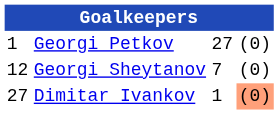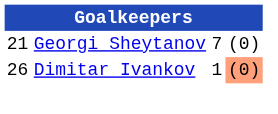- row: (104, 43)
(18, 70) 12 -> (18, 43) 21
(18, 96) 27 -> (18, 70) 26
